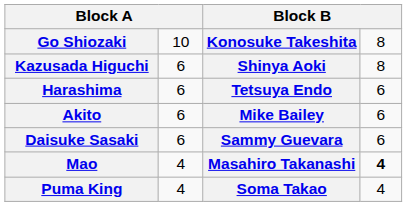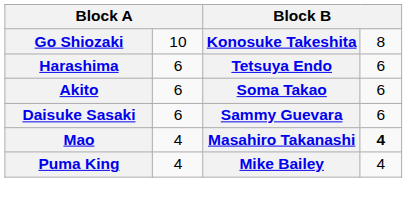- row: (82, 66)
(282, 115) Mike Bailey -> (282, 90) Soma Takao
(282, 189) Soma Takao -> (282, 164) Mike Bailey
